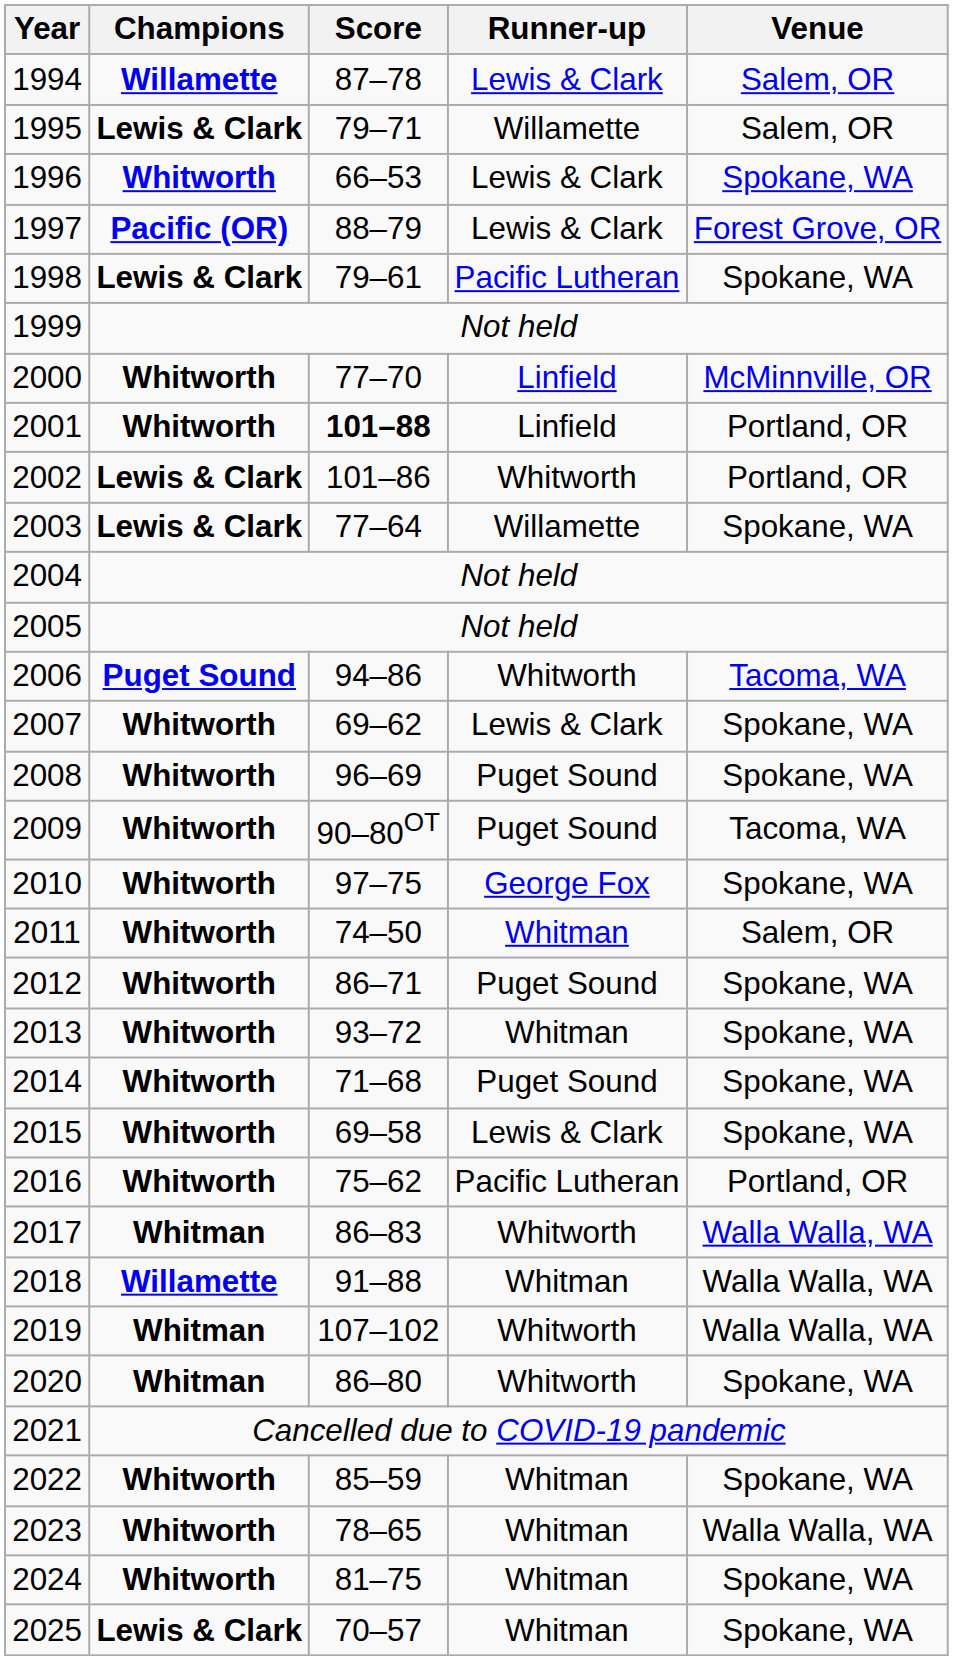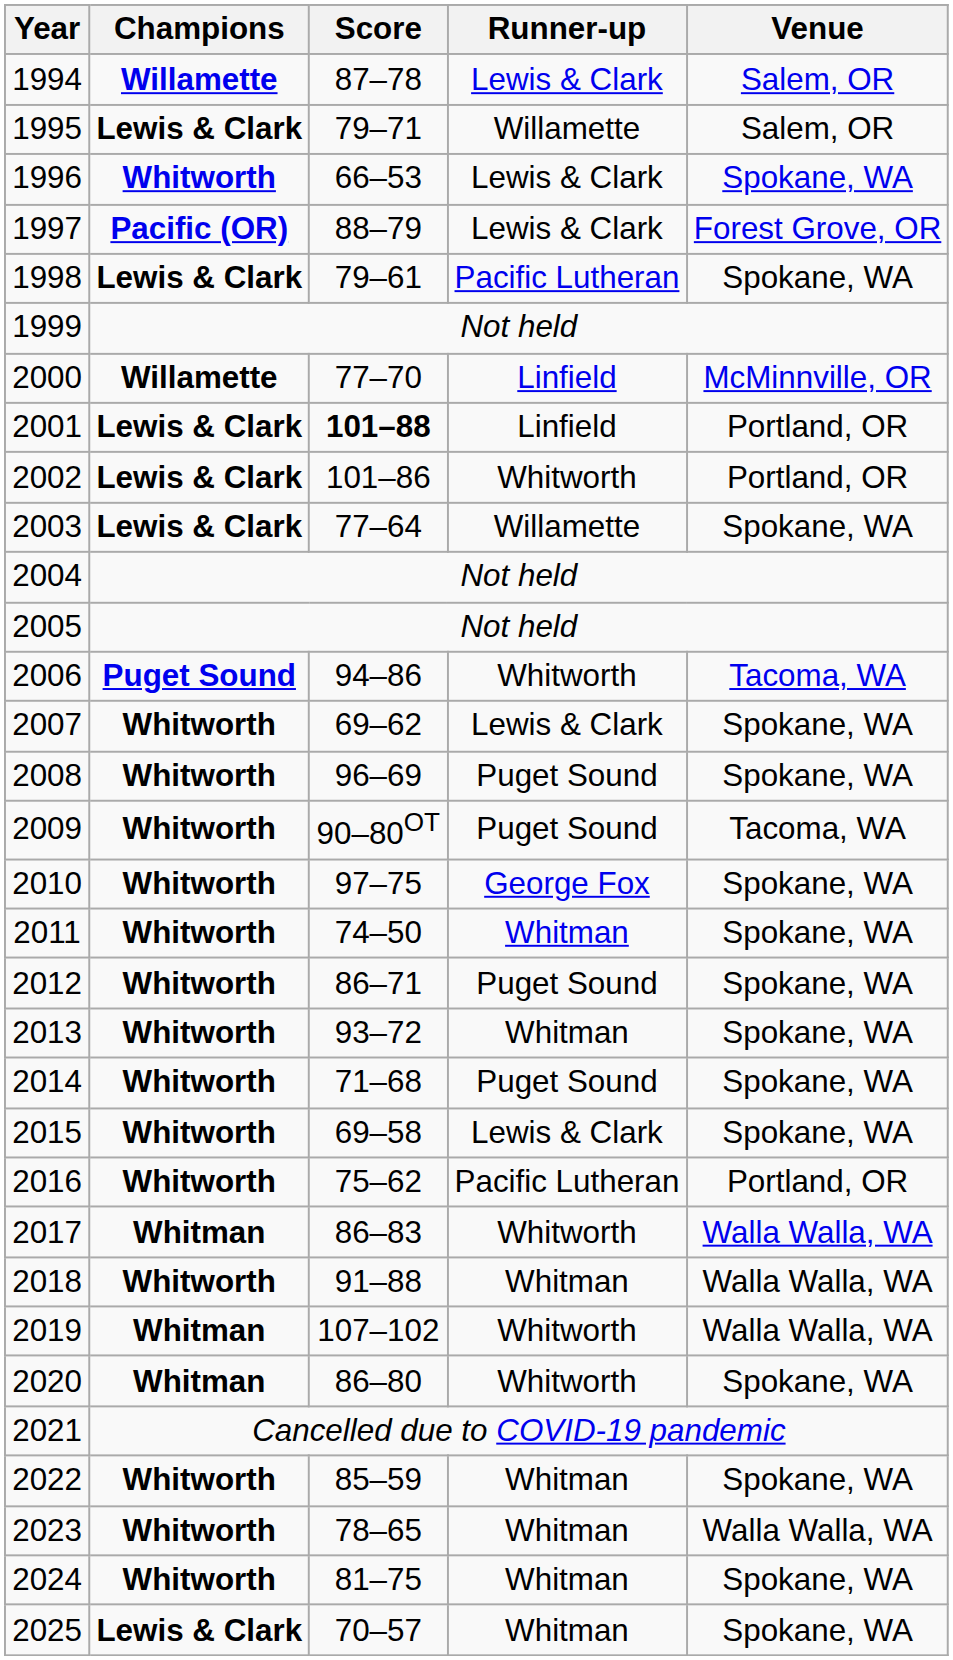(199, 377) Whitworth -> (199, 377) Willamette
(199, 427) Whitworth -> (199, 427) Lewis & Clark
(818, 933) Salem, OR -> (818, 933) Spokane, WA
(199, 1281) Willamette -> (199, 1281) Whitworth
